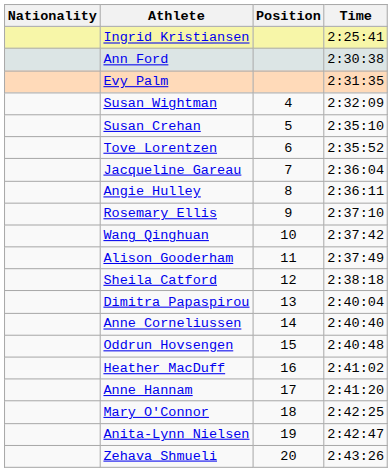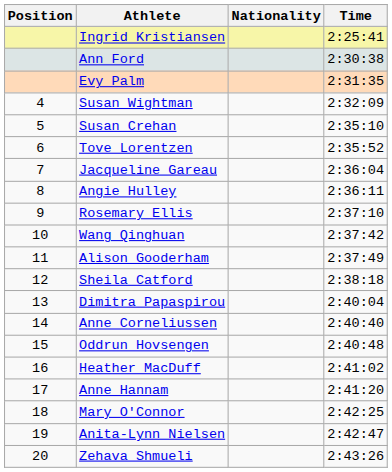columns swapped: (288, 16) <-> (52, 16)
